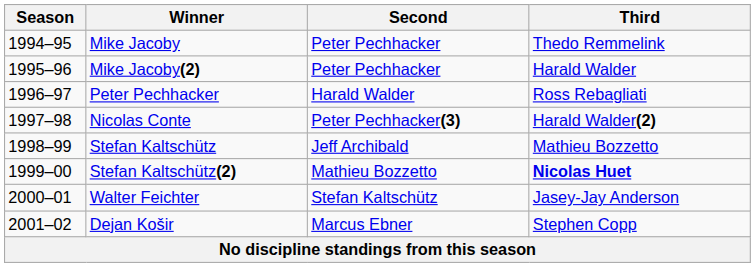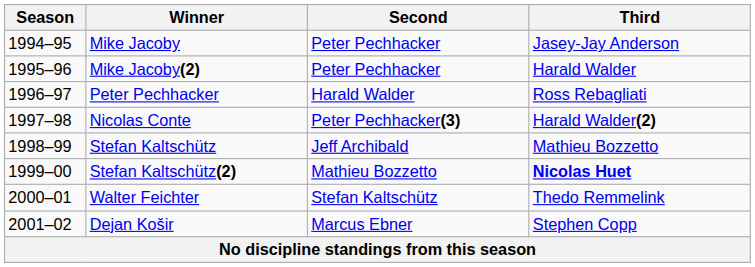(599, 43) Thedo Remmelink -> (606, 43) Jasey-Jay Anderson
(606, 198) Jasey-Jay Anderson -> (599, 198) Thedo Remmelink
